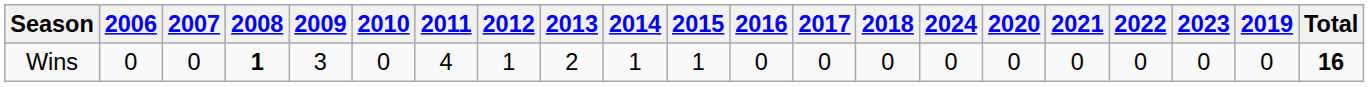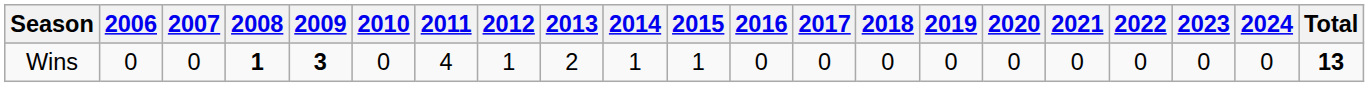columns swapped: (1267, 24) <-> (951, 24)
(320, 62) normal -> (320, 62) bold
(1331, 62) 16 -> (1331, 62) 13
